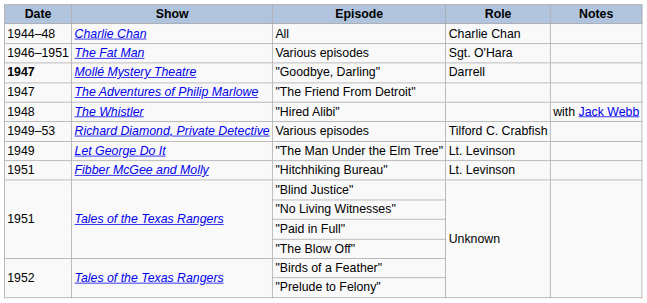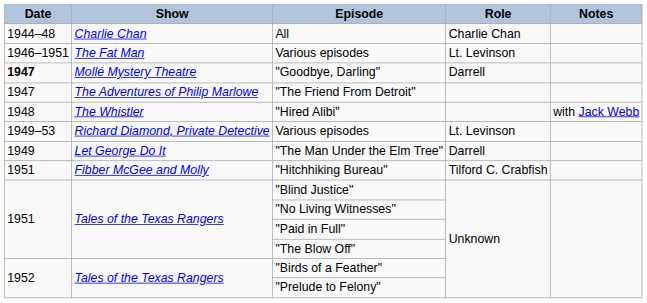(481, 53) Sgt. O'Hara -> (482, 53) Lt. Levinson
(498, 131) Tilford C. Crabfish -> (482, 131) Lt. Levinson
(482, 151) Lt. Levinson -> (467, 151) Darrell
(482, 170) Lt. Levinson -> (498, 170) Tilford C. Crabfish
